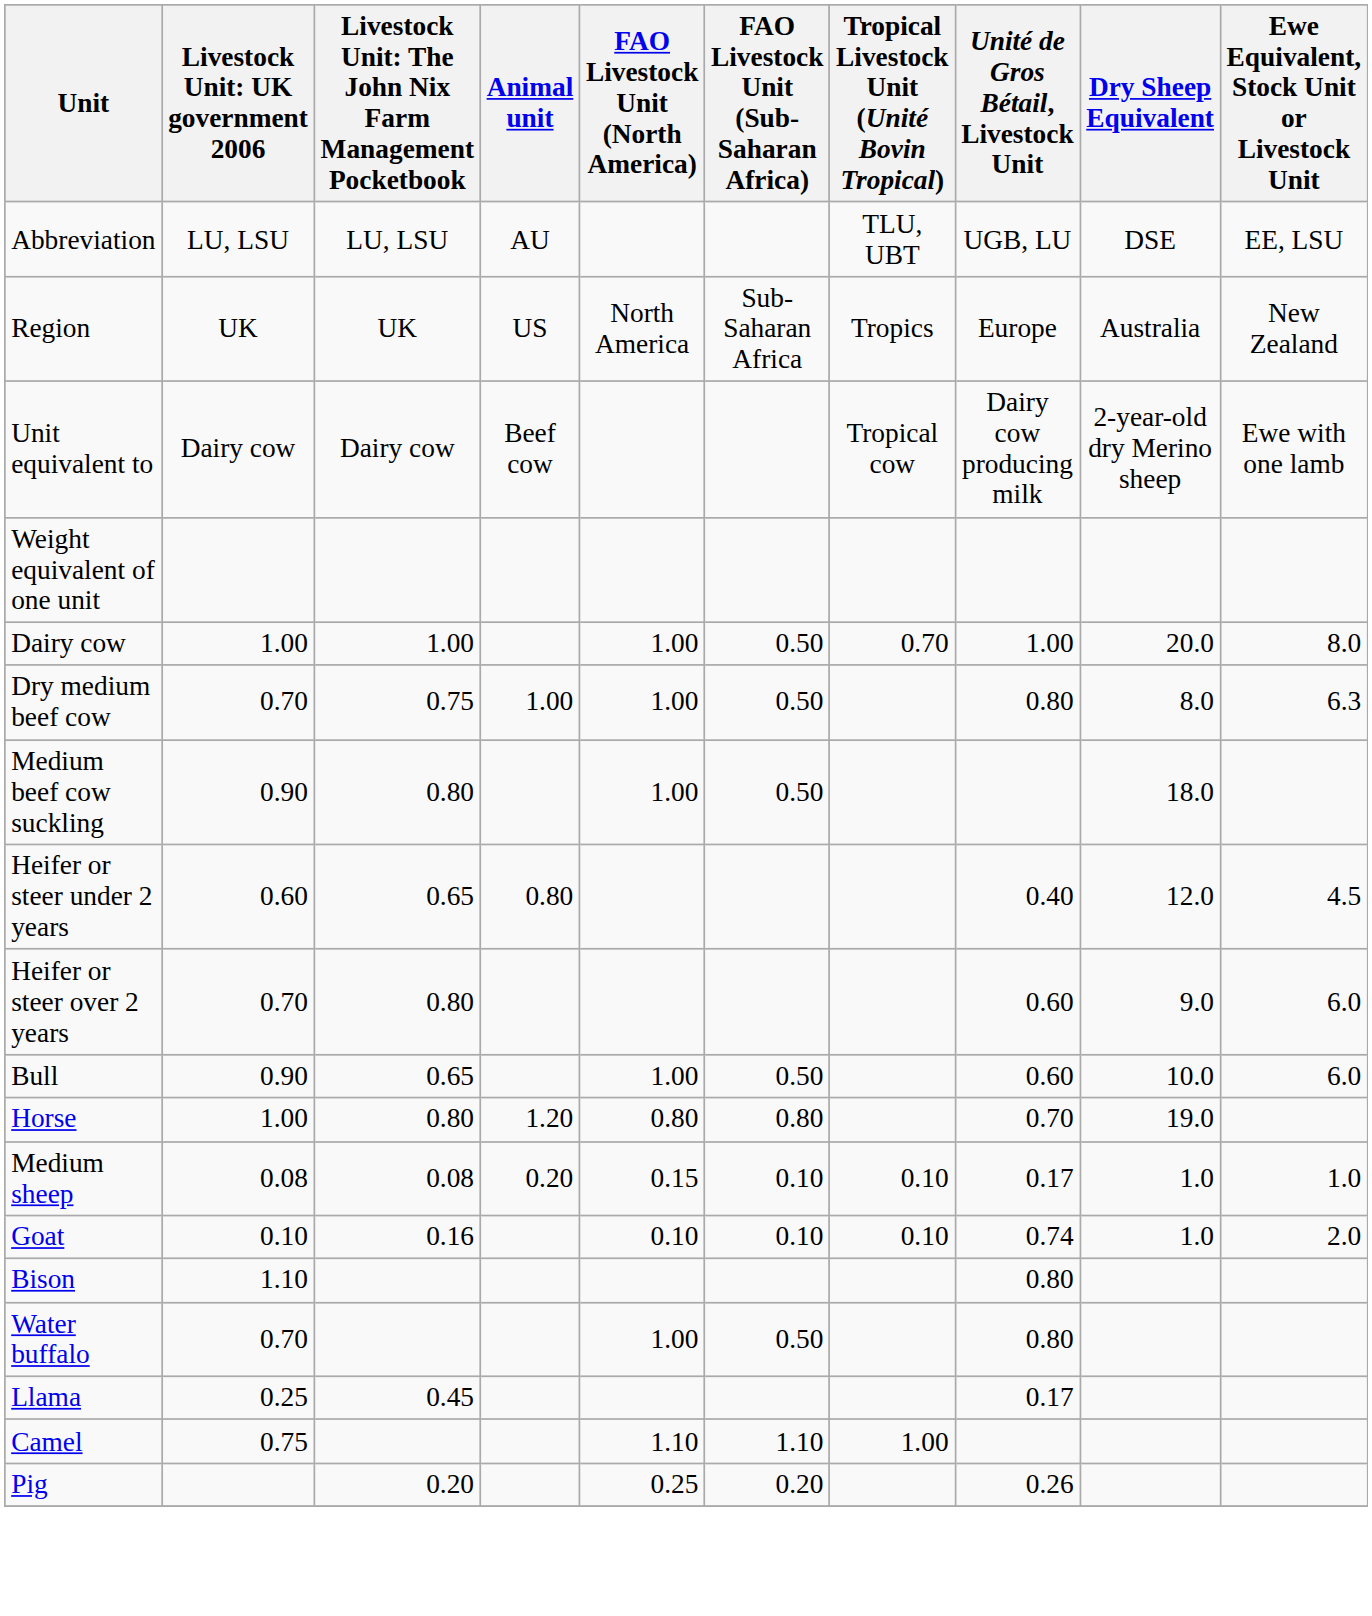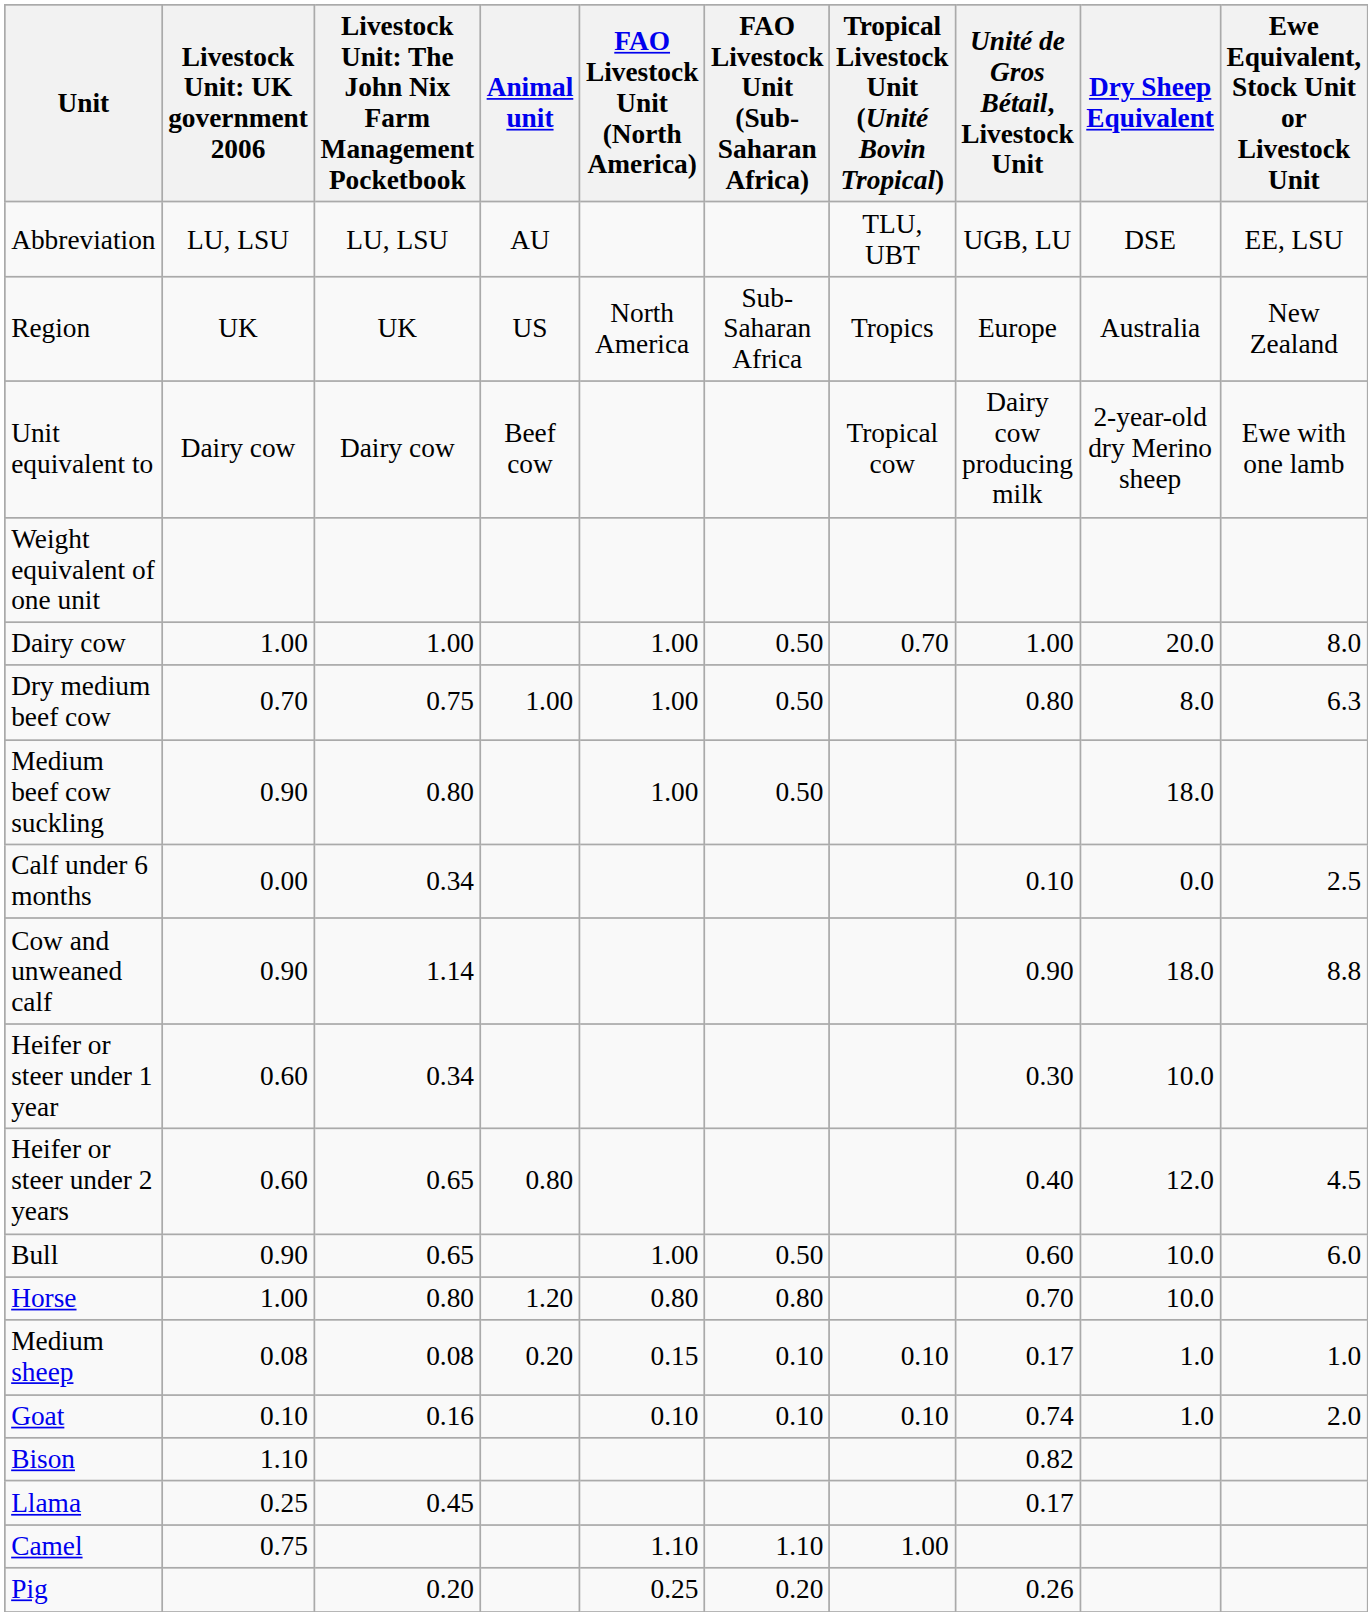+ row: (80, 881)
+ row: (67, 970)
+ row: (82, 1075)
- row: (75, 1001)
(1190, 1119) 19.0 -> (1190, 1298) 10.0
(1050, 1280) 0.80 -> (1050, 1459) 0.82
- row: (50, 1338)
